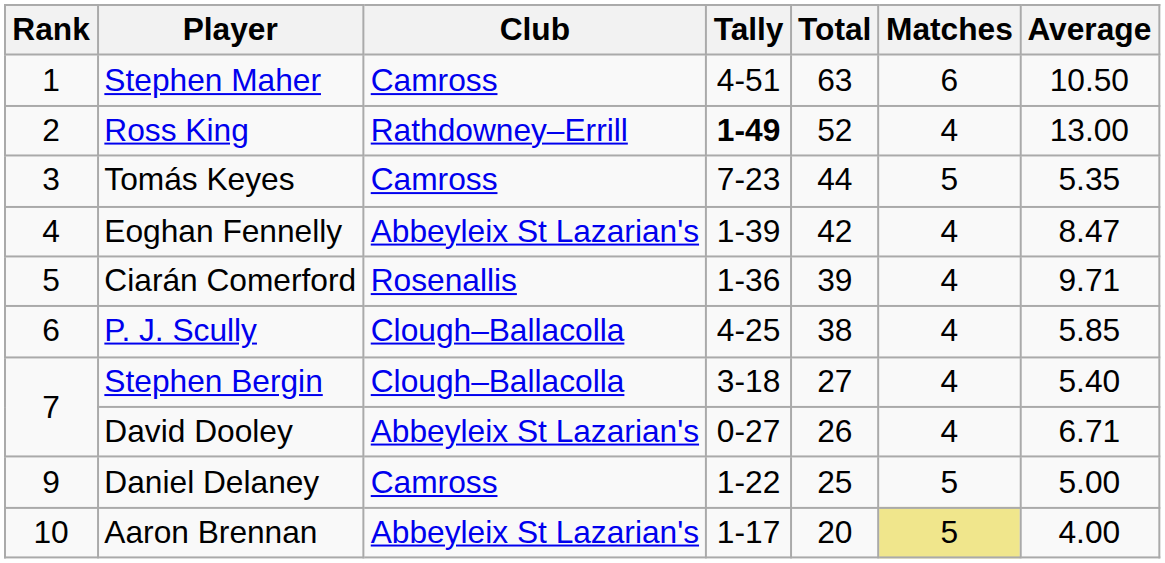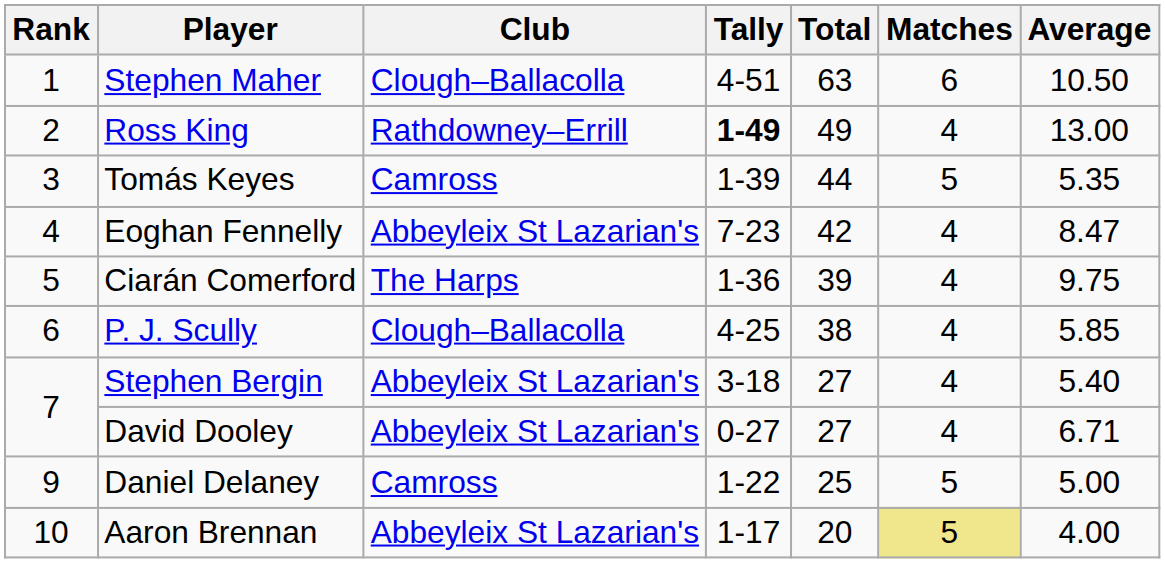(434, 79) Camross -> (498, 79) Clough–Ballacolla
(835, 130) 52 -> (835, 130) 49
(749, 180) 7-23 -> (749, 180) 1-39
(749, 230) 1-39 -> (749, 230) 7-23
(444, 280) Rosenallis -> (445, 280) The Harps
(1089, 280) 9.71 -> (1089, 280) 9.75
(498, 381) Clough–Ballacolla -> (535, 381) Abbeyleix St Lazarian's
(835, 431) 26 -> (835, 431) 27
